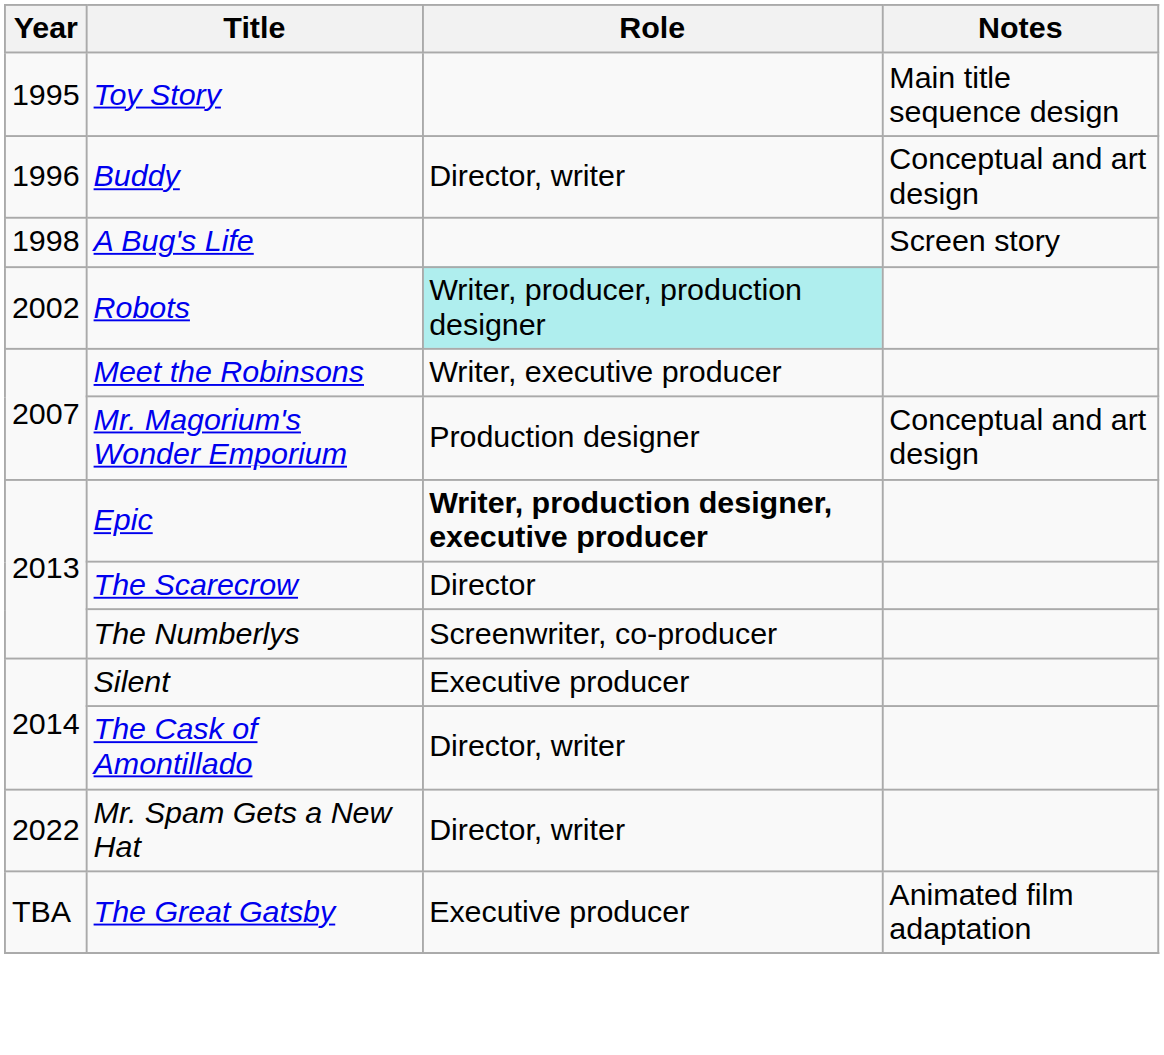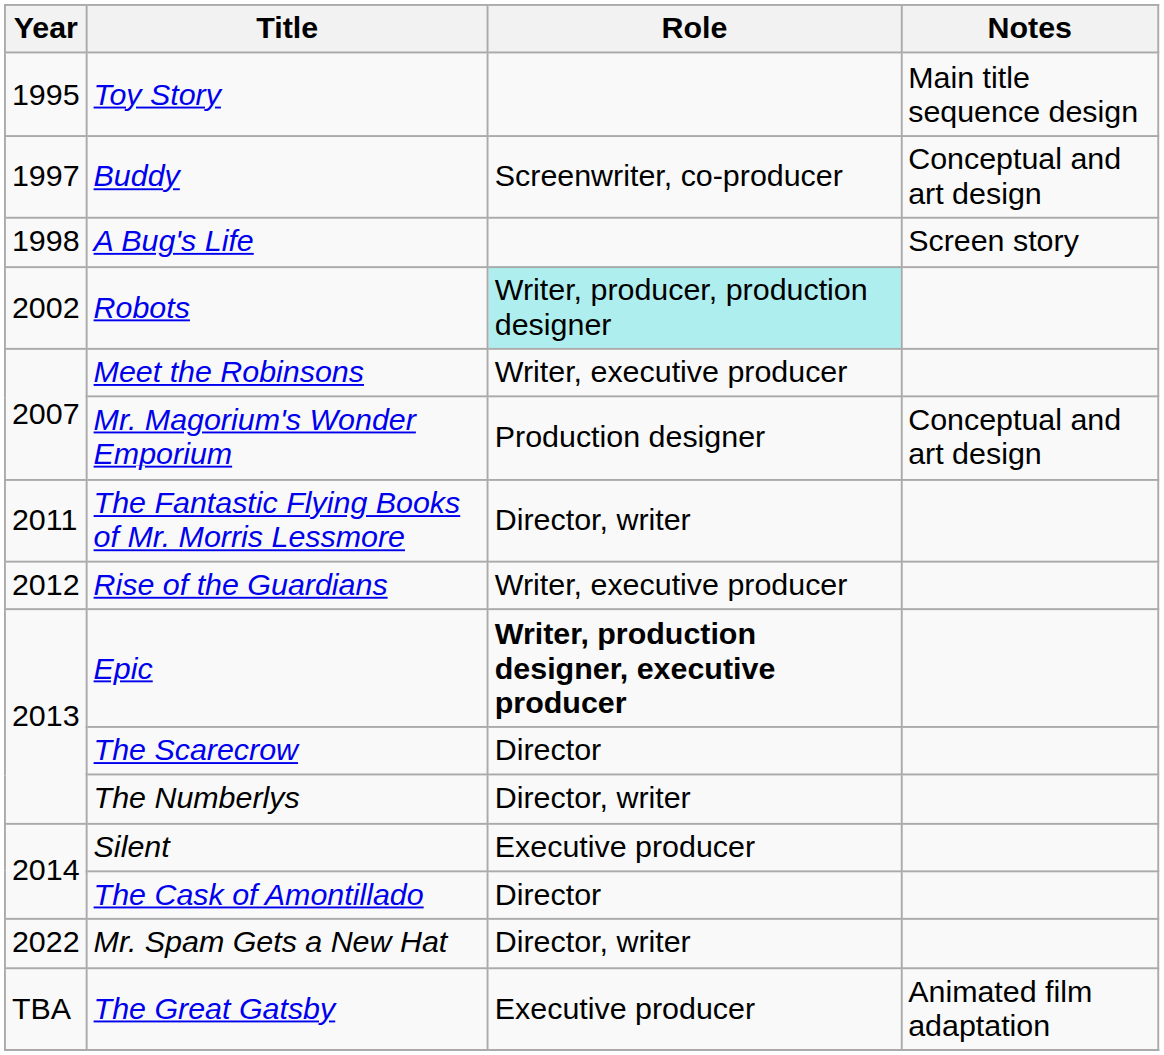(46, 176) 1996 -> (46, 176) 1997
(527, 176) Director, writer -> (669, 176) Screenwriter, co-producer
+ row: (277, 519)
+ row: (241, 585)
(603, 633) Screenwriter, co-producer -> (593, 798) Director, writer
(527, 747) Director, writer -> (548, 894) Director
